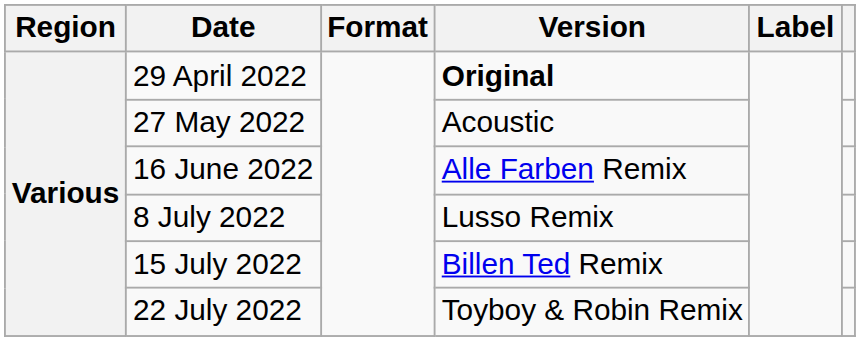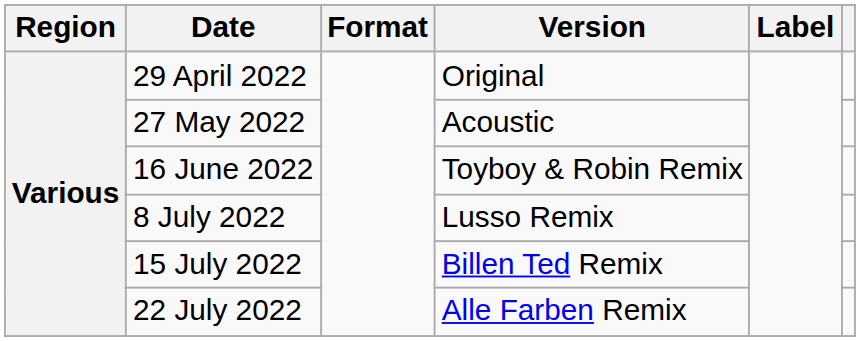(498, 75) bold -> (493, 75) normal
(564, 169) Alle Farben Remix -> (592, 169) Toyboy & Robin Remix
(592, 311) Toyboy & Robin Remix -> (564, 311) Alle Farben Remix
